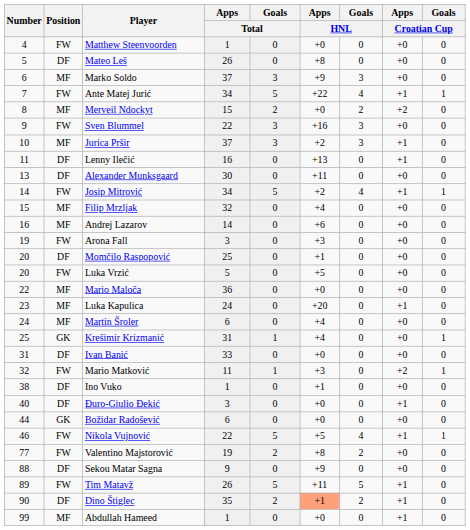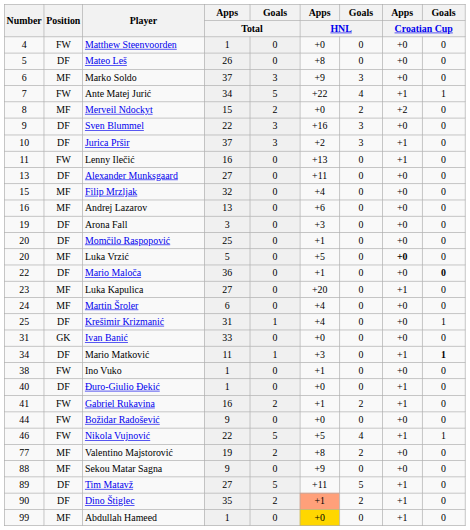(63, 126) FW -> (63, 126) DF
(63, 143) MF -> (63, 143) DF
(63, 159) DF -> (63, 159) FW
(227, 175) 30 -> (227, 175) 27
- row: (114, 192)
(227, 224) 14 -> (227, 208) 13
(63, 240) FW -> (63, 224) DF
(63, 273) FW -> (63, 257) MF
(402, 273) normal -> (402, 257) bold
(63, 289) MF -> (63, 273) DF
(320, 289) +0 -> (320, 273) +1
(444, 289) normal -> (444, 273) bold
(227, 306) 24 -> (227, 289) 27
(63, 338) GK -> (63, 322) DF
(63, 354) DF -> (63, 338) GK
(24, 371) 32 -> (24, 354) 34
(63, 371) FW -> (63, 354) DF
(402, 371) +2 -> (402, 354) +1
(444, 371) normal -> (444, 354) bold
(63, 387) DF -> (63, 371) FW
(227, 403) 3 -> (227, 387) 1
+ row: (120, 403)
(63, 420) GK -> (63, 420) FW
(227, 420) 6 -> (227, 420) 9
(63, 452) FW -> (63, 452) MF
(63, 468) DF -> (63, 468) MF
(63, 485) FW -> (63, 485) DF
(227, 485) 26 -> (227, 485) 27
(320, 517) no background -> (320, 517) gold background
